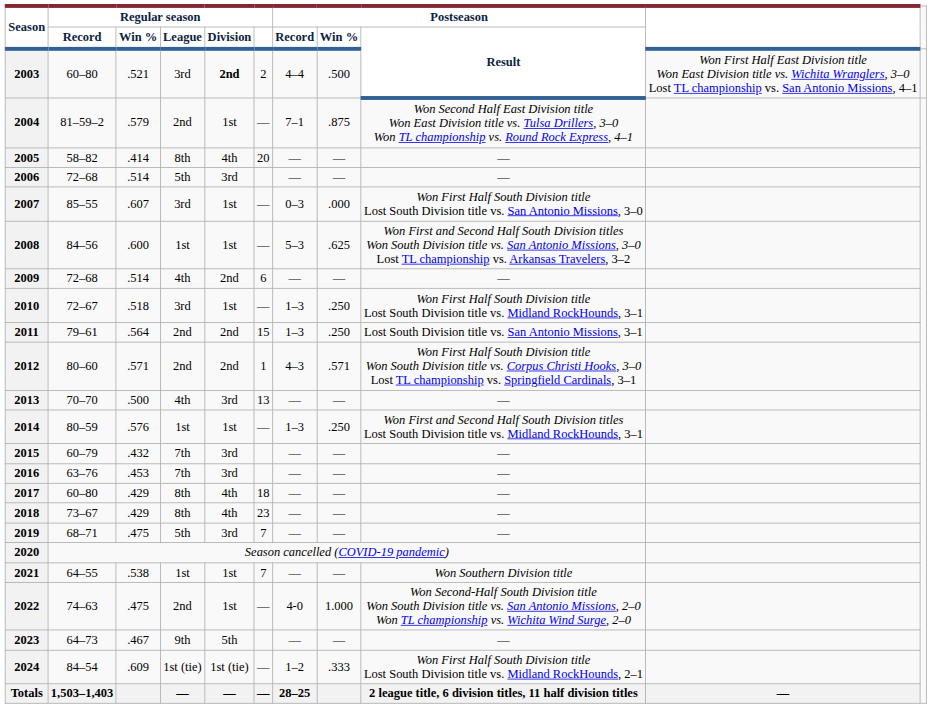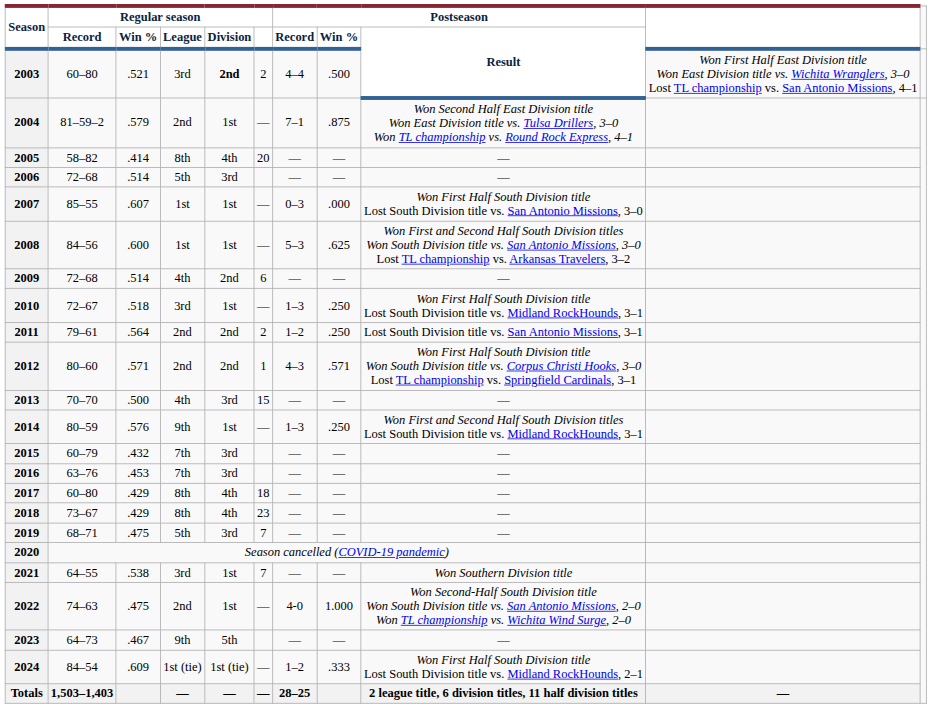(182, 204) 3rd -> (182, 204) 1st
(263, 332) 15 -> (263, 332) 2
(295, 332) 1–3 -> (295, 332) 1–2
(263, 400) 13 -> (263, 400) 15
(182, 426) 1st -> (182, 426) 9th
(182, 572) 1st -> (182, 572) 3rd
